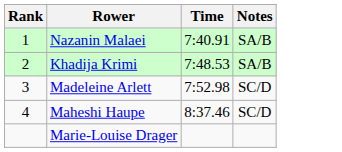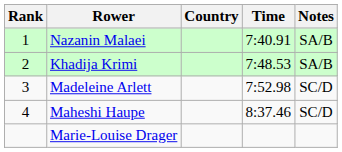+ column: (211, 16)
